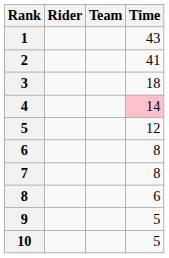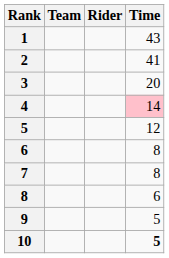columns swapped: (65, 15) <-> (106, 15)
(153, 83) 18 -> (153, 83) 20
(157, 241) normal -> (157, 241) bold
